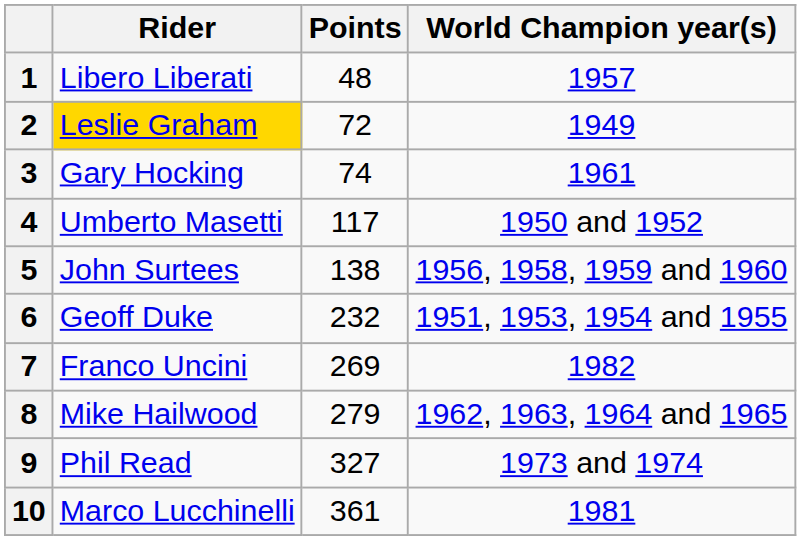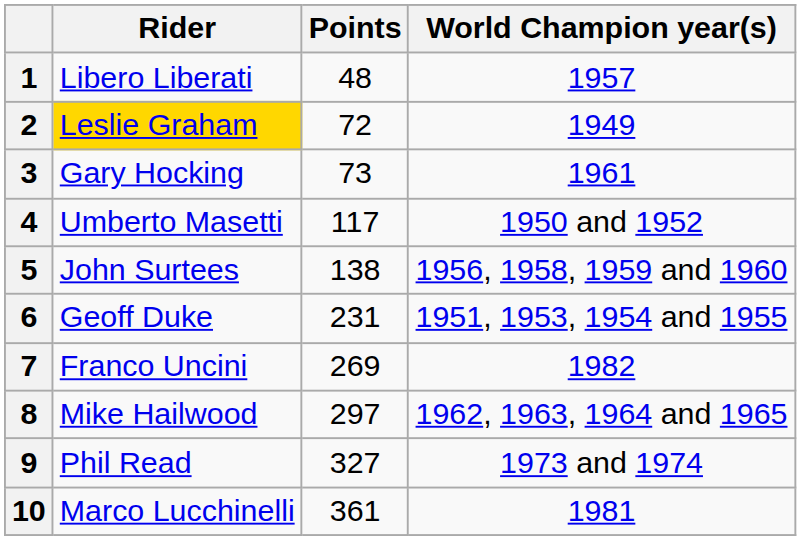(355, 173) 74 -> (355, 173) 73
(355, 317) 232 -> (355, 317) 231
(355, 414) 279 -> (355, 414) 297
